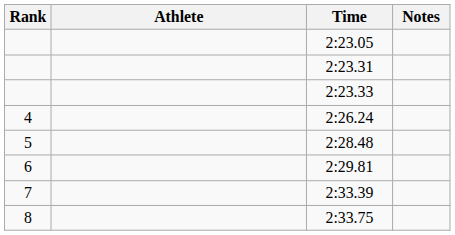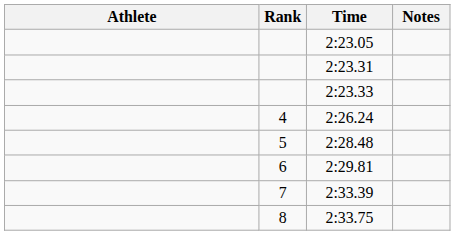columns swapped: (28, 17) <-> (179, 17)
